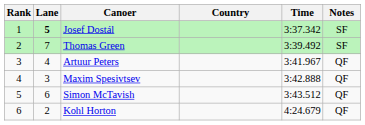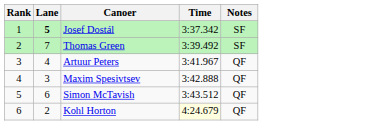- column: (230, 12)
(302, 111) no background -> (200, 111) lightyellow background
